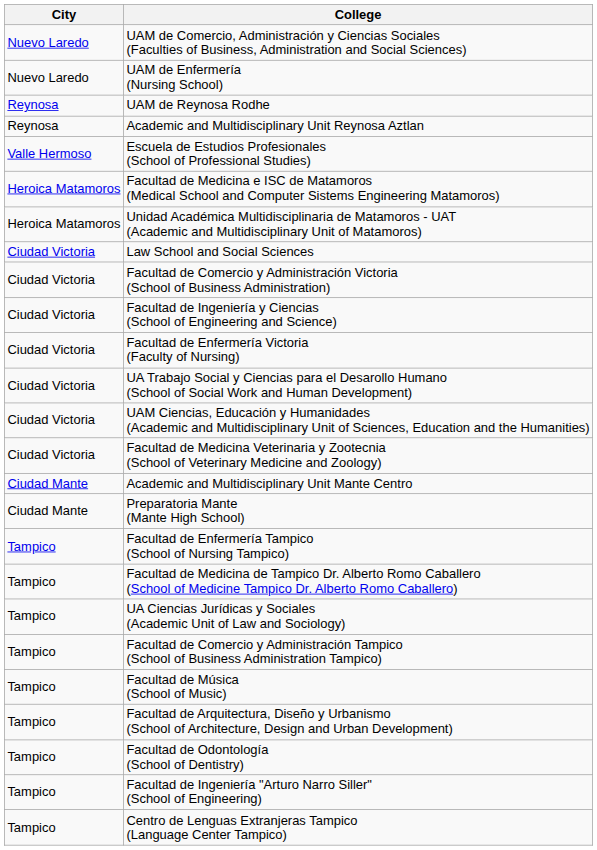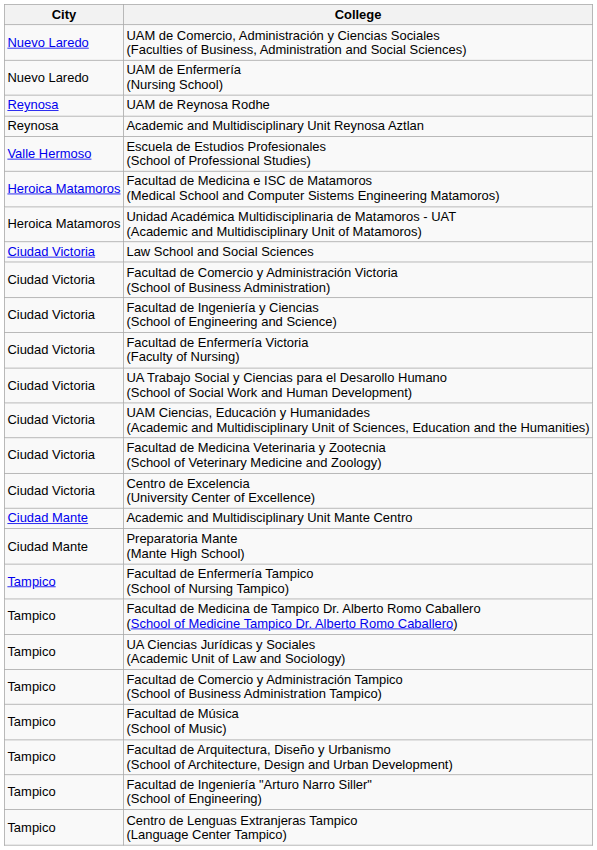+ row: (221, 490)
- row: (197, 757)
